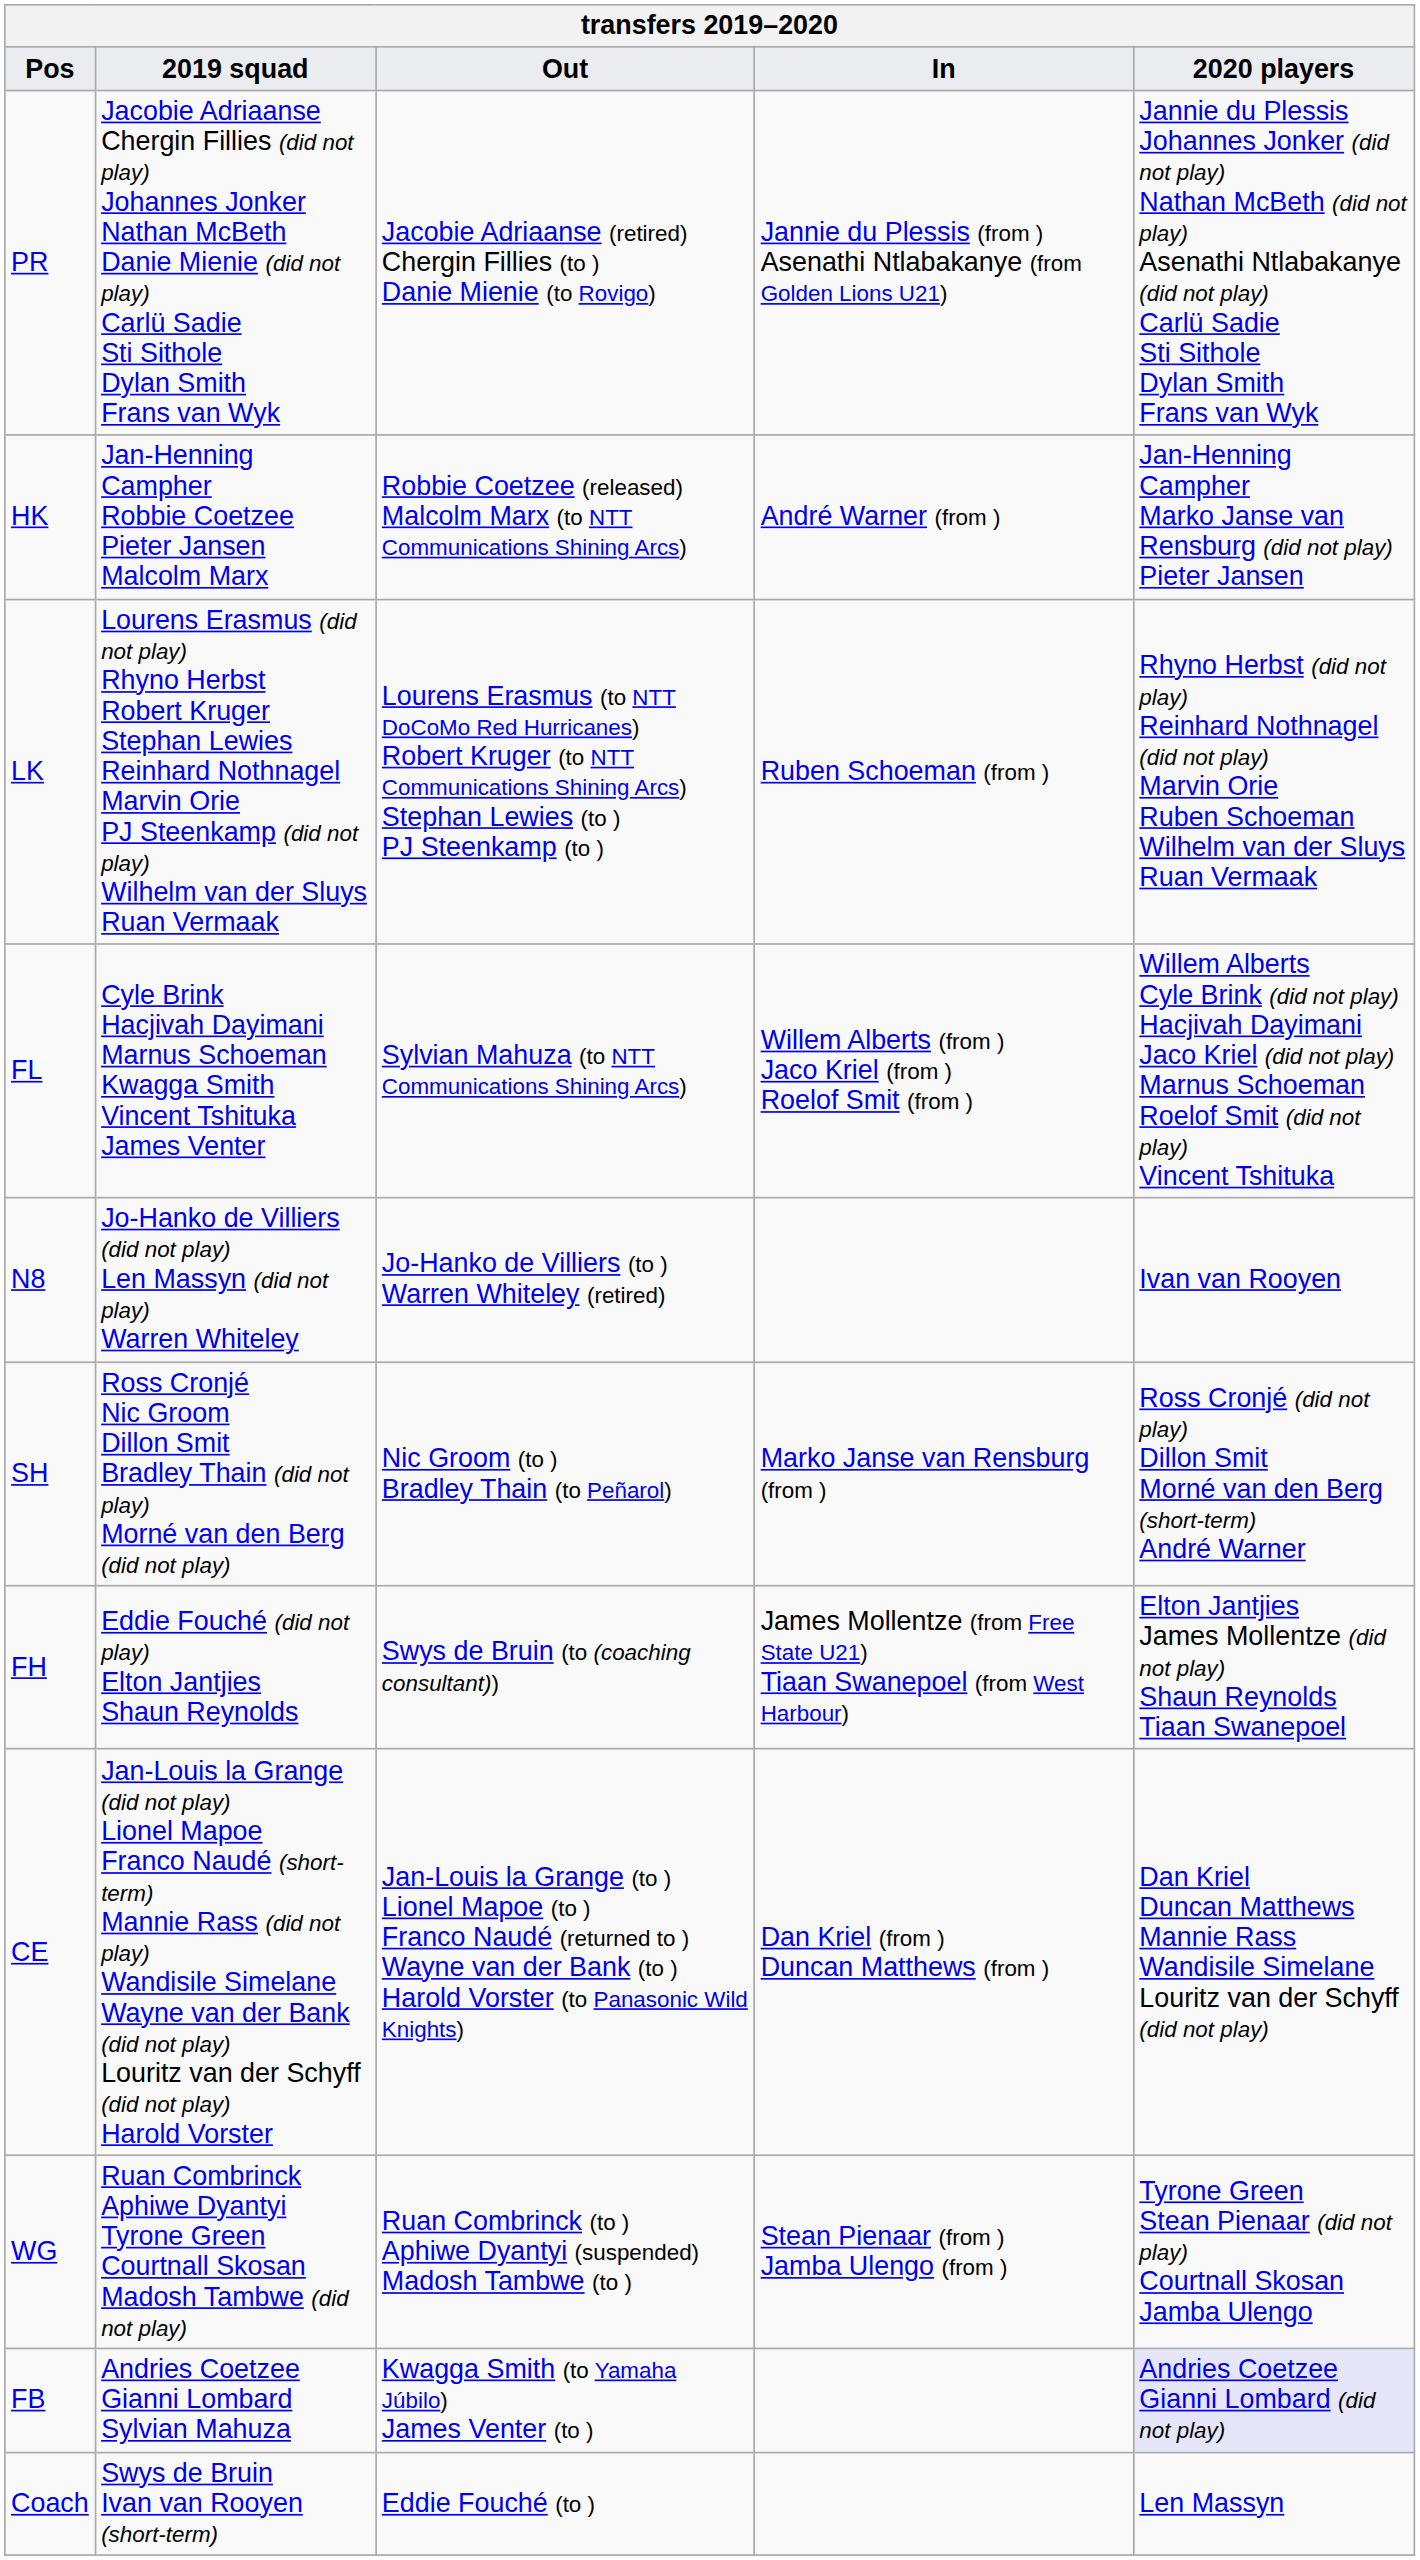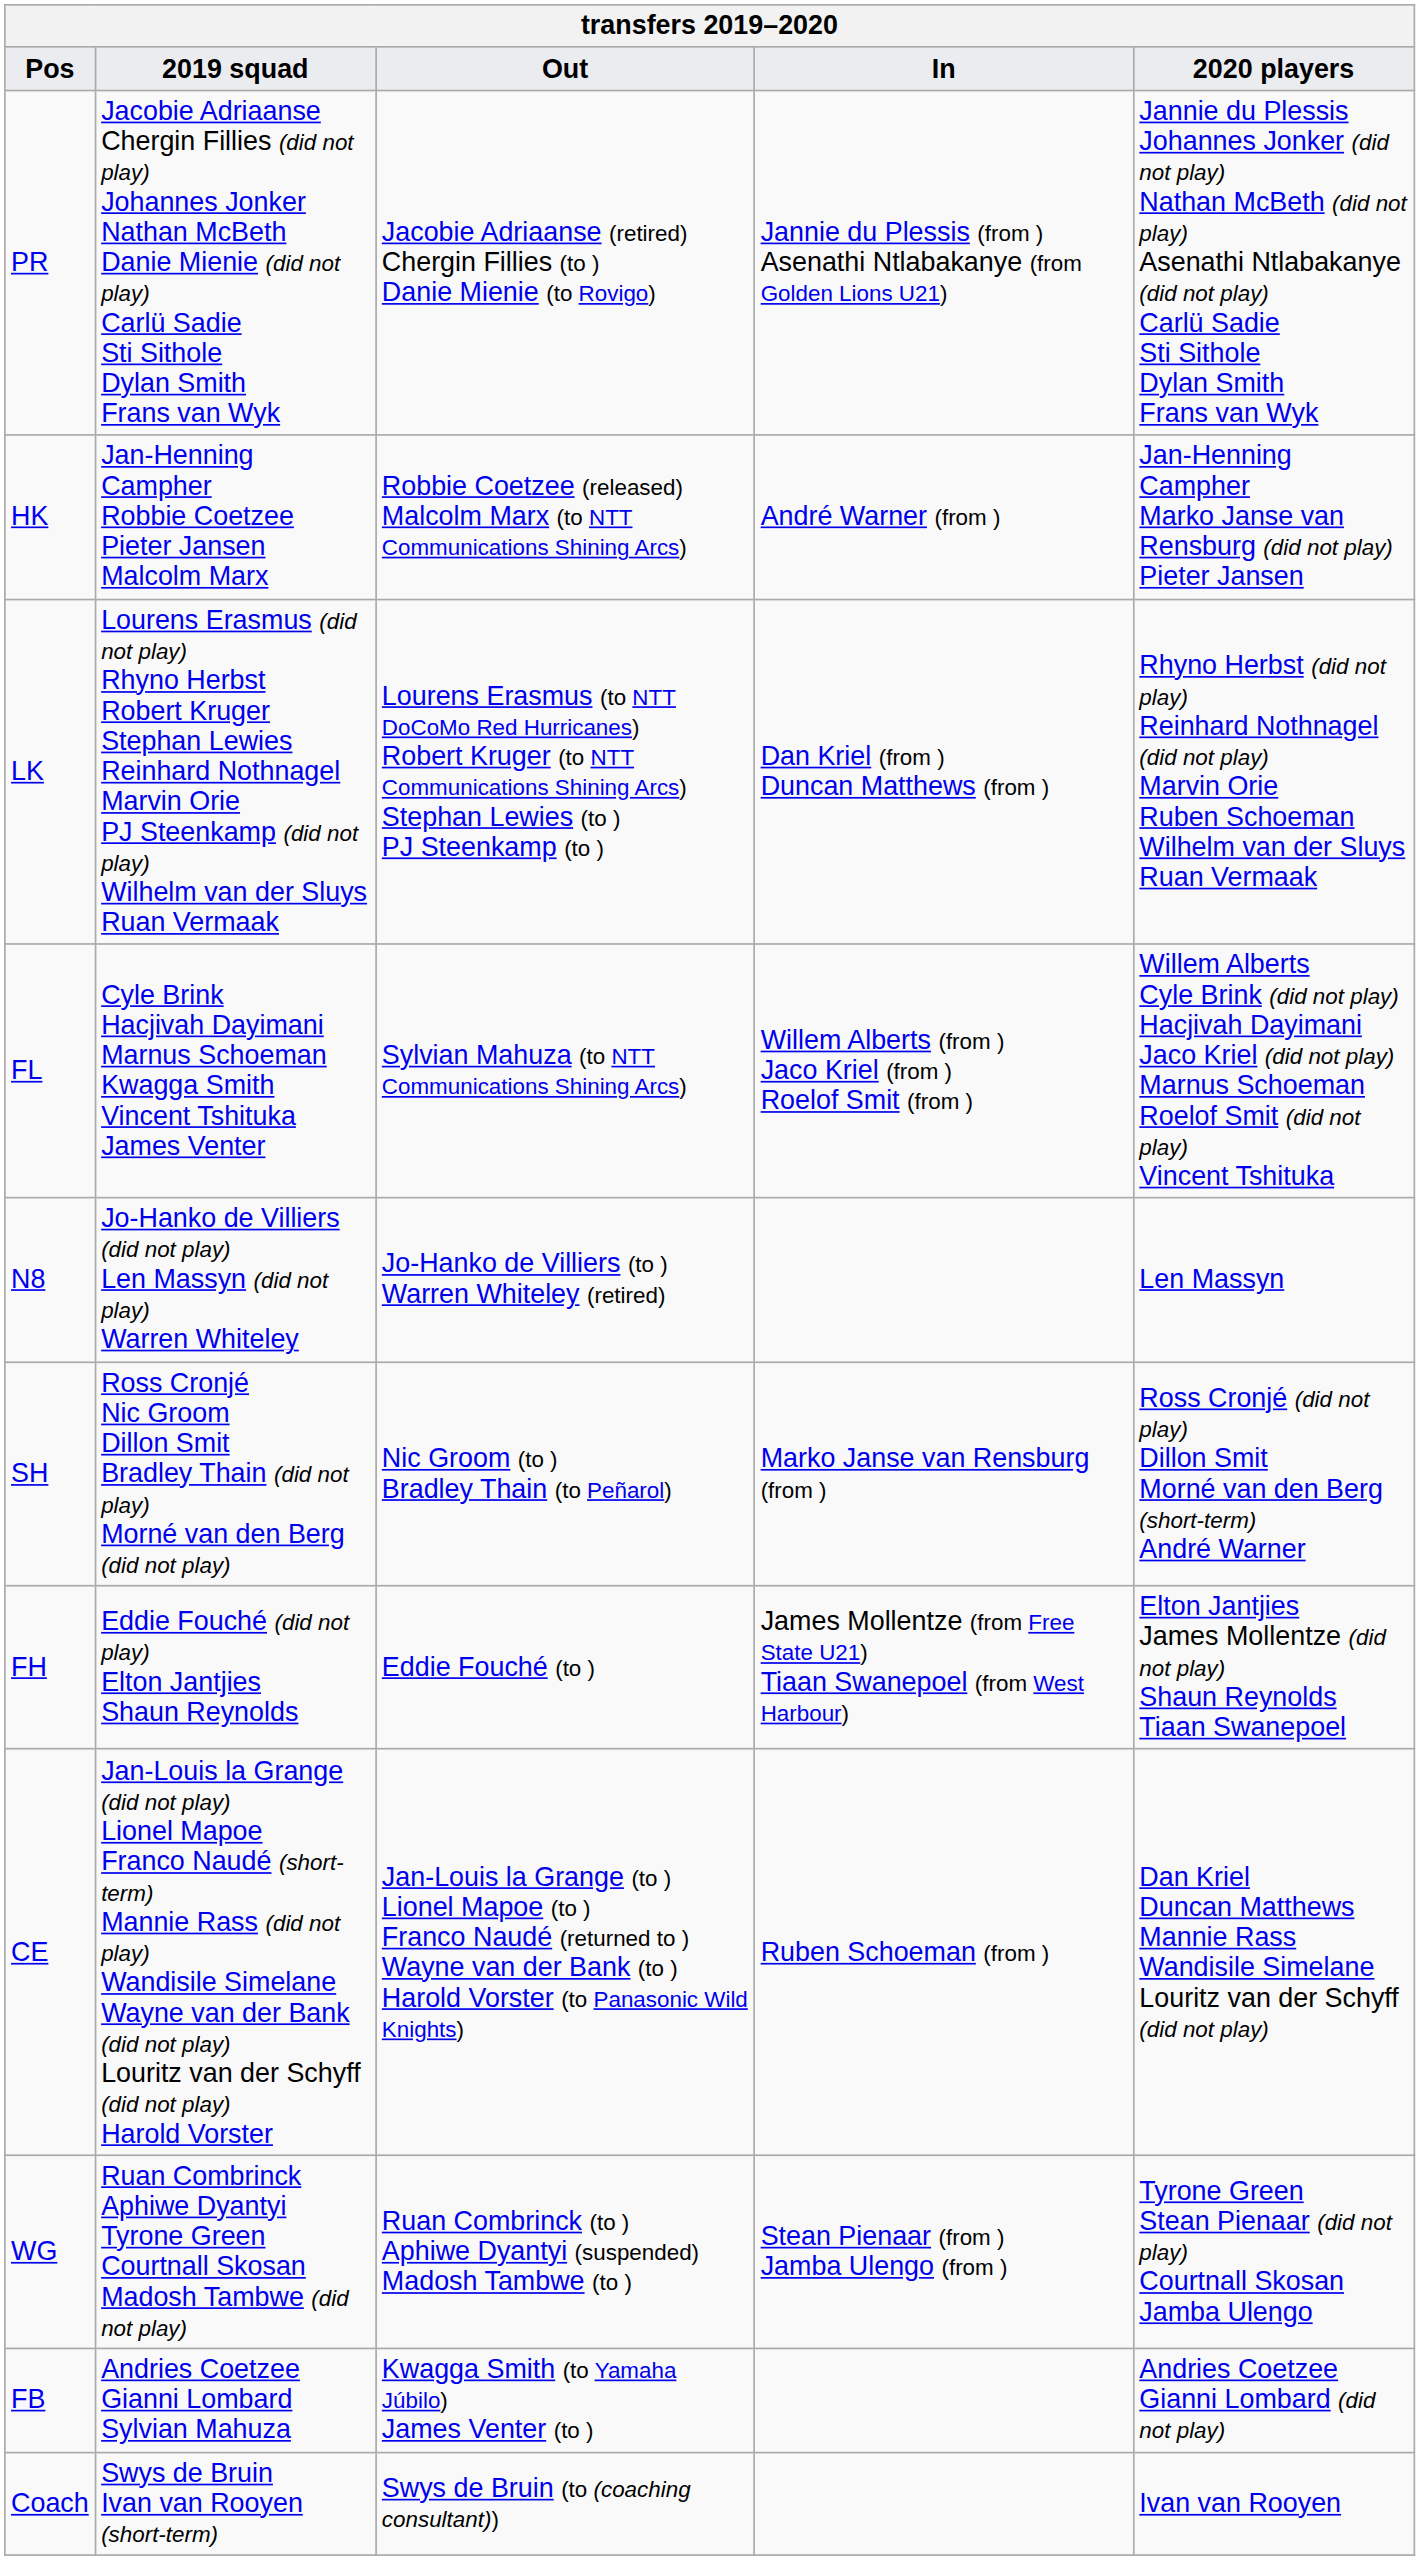(905, 770) Ruben Schoeman (from ) -> (905, 770) Dan Kriel (from ) Duncan Matthews (from )
(1240, 1279) Ivan van Rooyen -> (1212, 1279) Len Massyn
(536, 1667) Swys de Bruin (to (coaching consultant)) -> (488, 1667) Eddie Fouché (to )
(905, 1951) Dan Kriel (from ) Duncan Matthews (from ) -> (905, 1951) Ruben Schoeman (from )
(1257, 2399) lavender background -> (1257, 2399) no background
(488, 2502) Eddie Fouché (to ) -> (536, 2502) Swys de Bruin (to (coaching consultant))
(1212, 2502) Len Massyn -> (1240, 2502) Ivan van Rooyen
